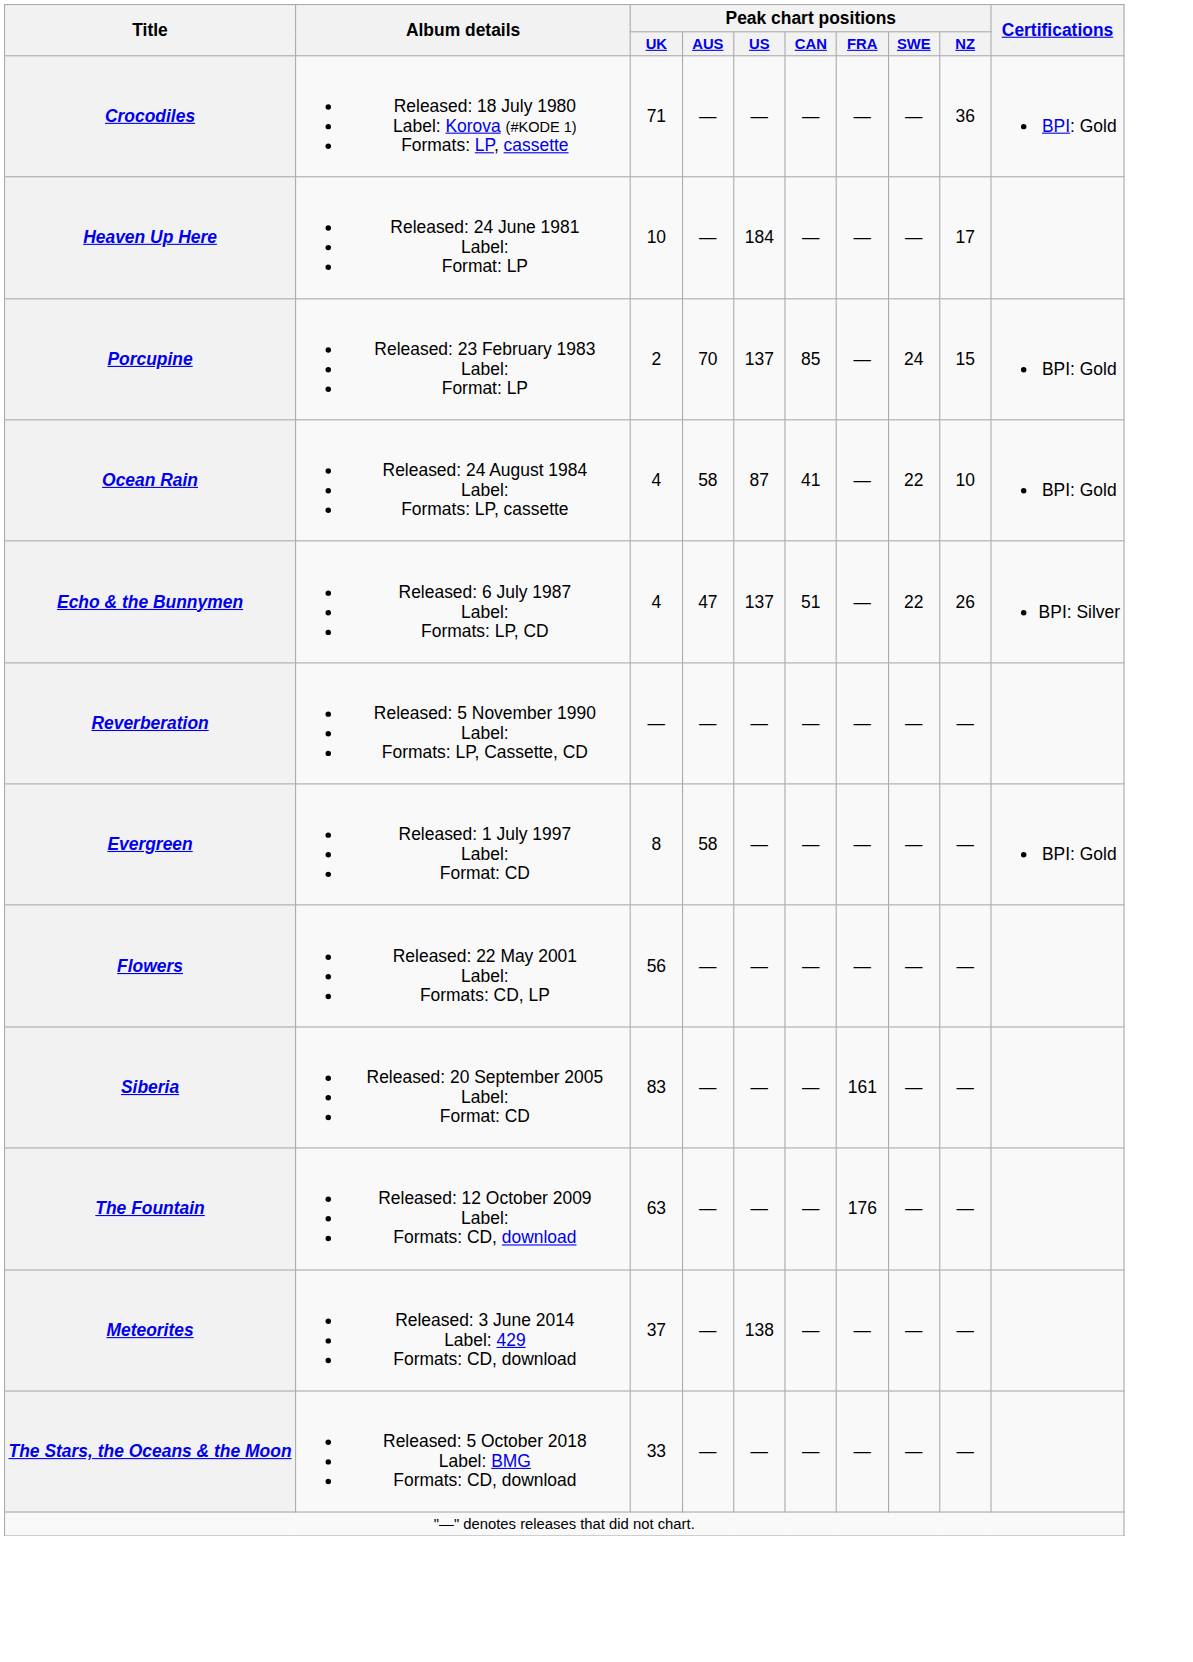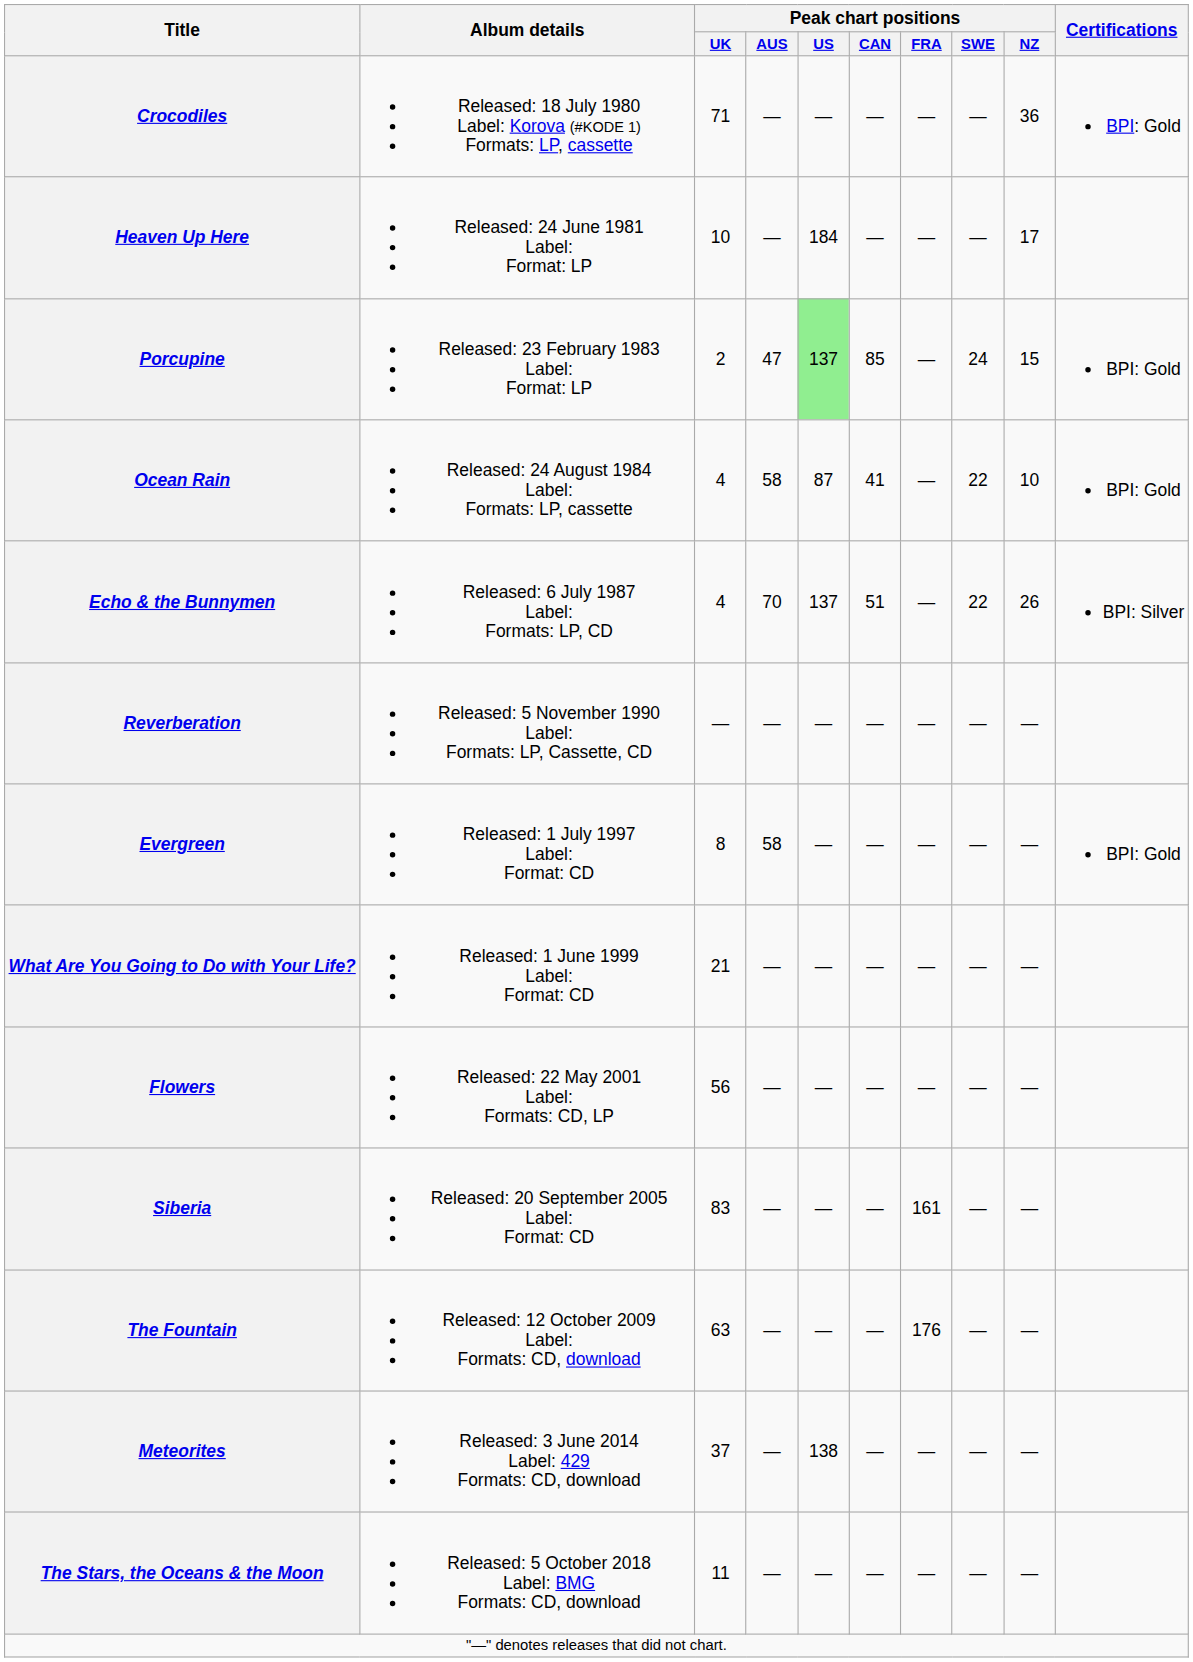(708, 359) 70 -> (772, 359) 47
(759, 359) no background -> (824, 359) lightgreen background
(708, 601) 47 -> (772, 601) 70
+ row: (182, 966)
(656, 1451) 33 -> (721, 1573) 11
